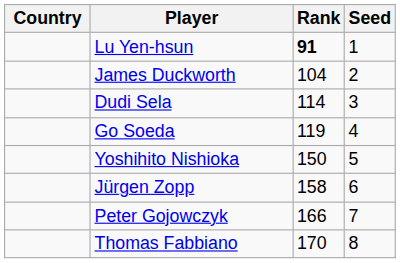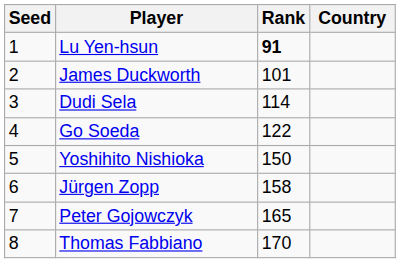columns swapped: (47, 18) <-> (370, 18)
(312, 74) 104 -> (277, 74) 101
(311, 131) 119 -> (277, 131) 122
(312, 215) 166 -> (277, 215) 165
